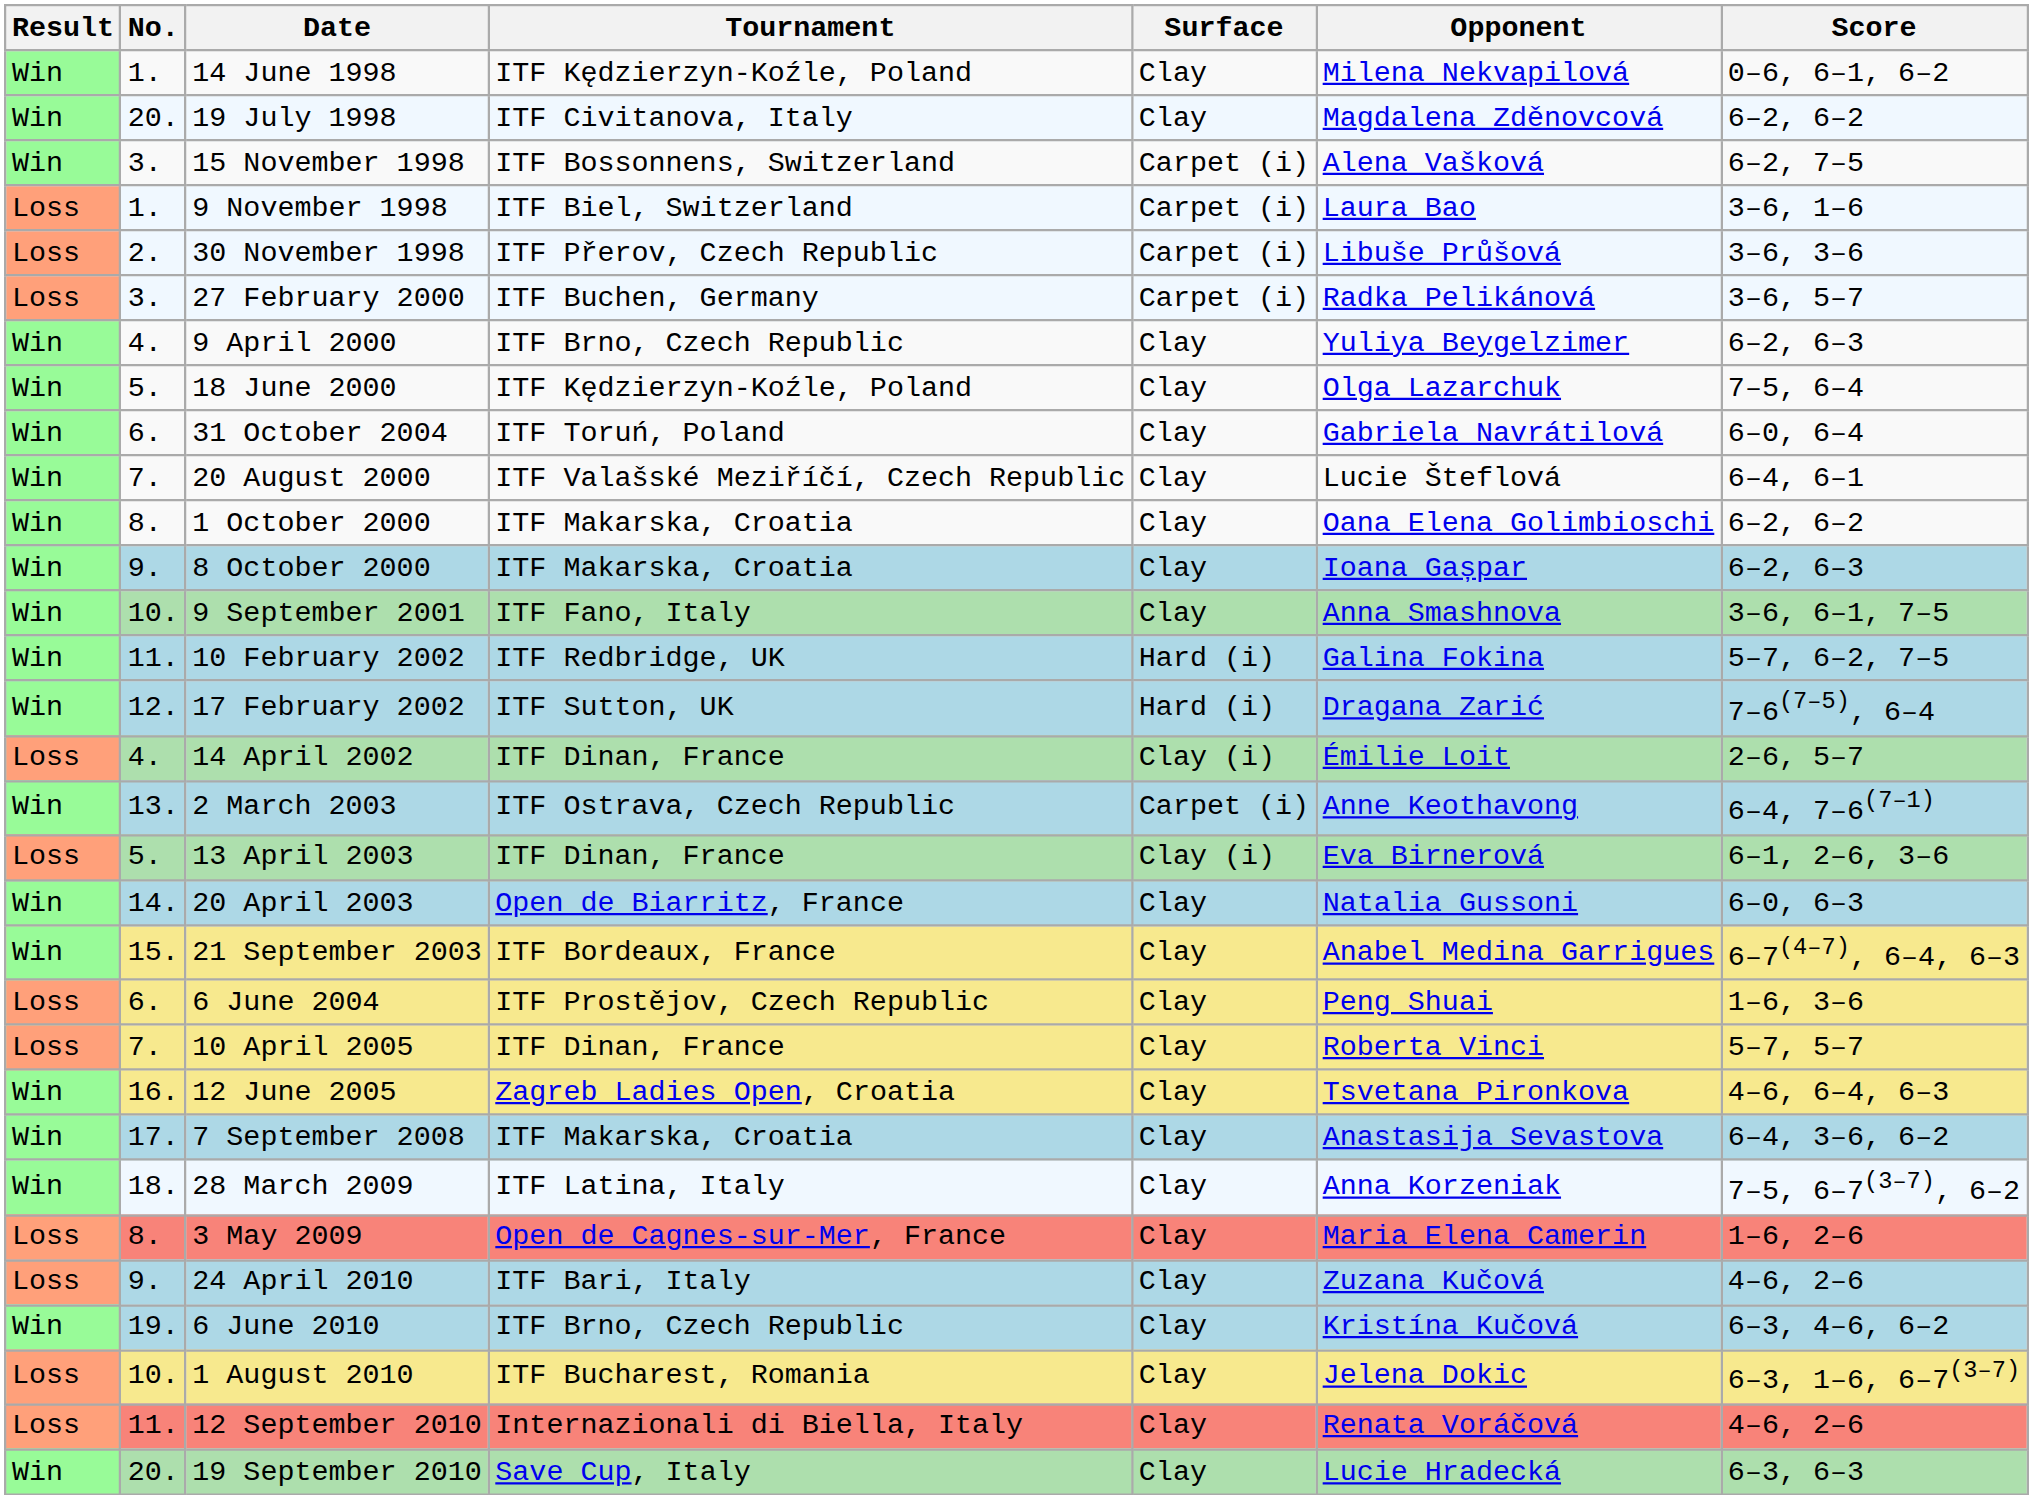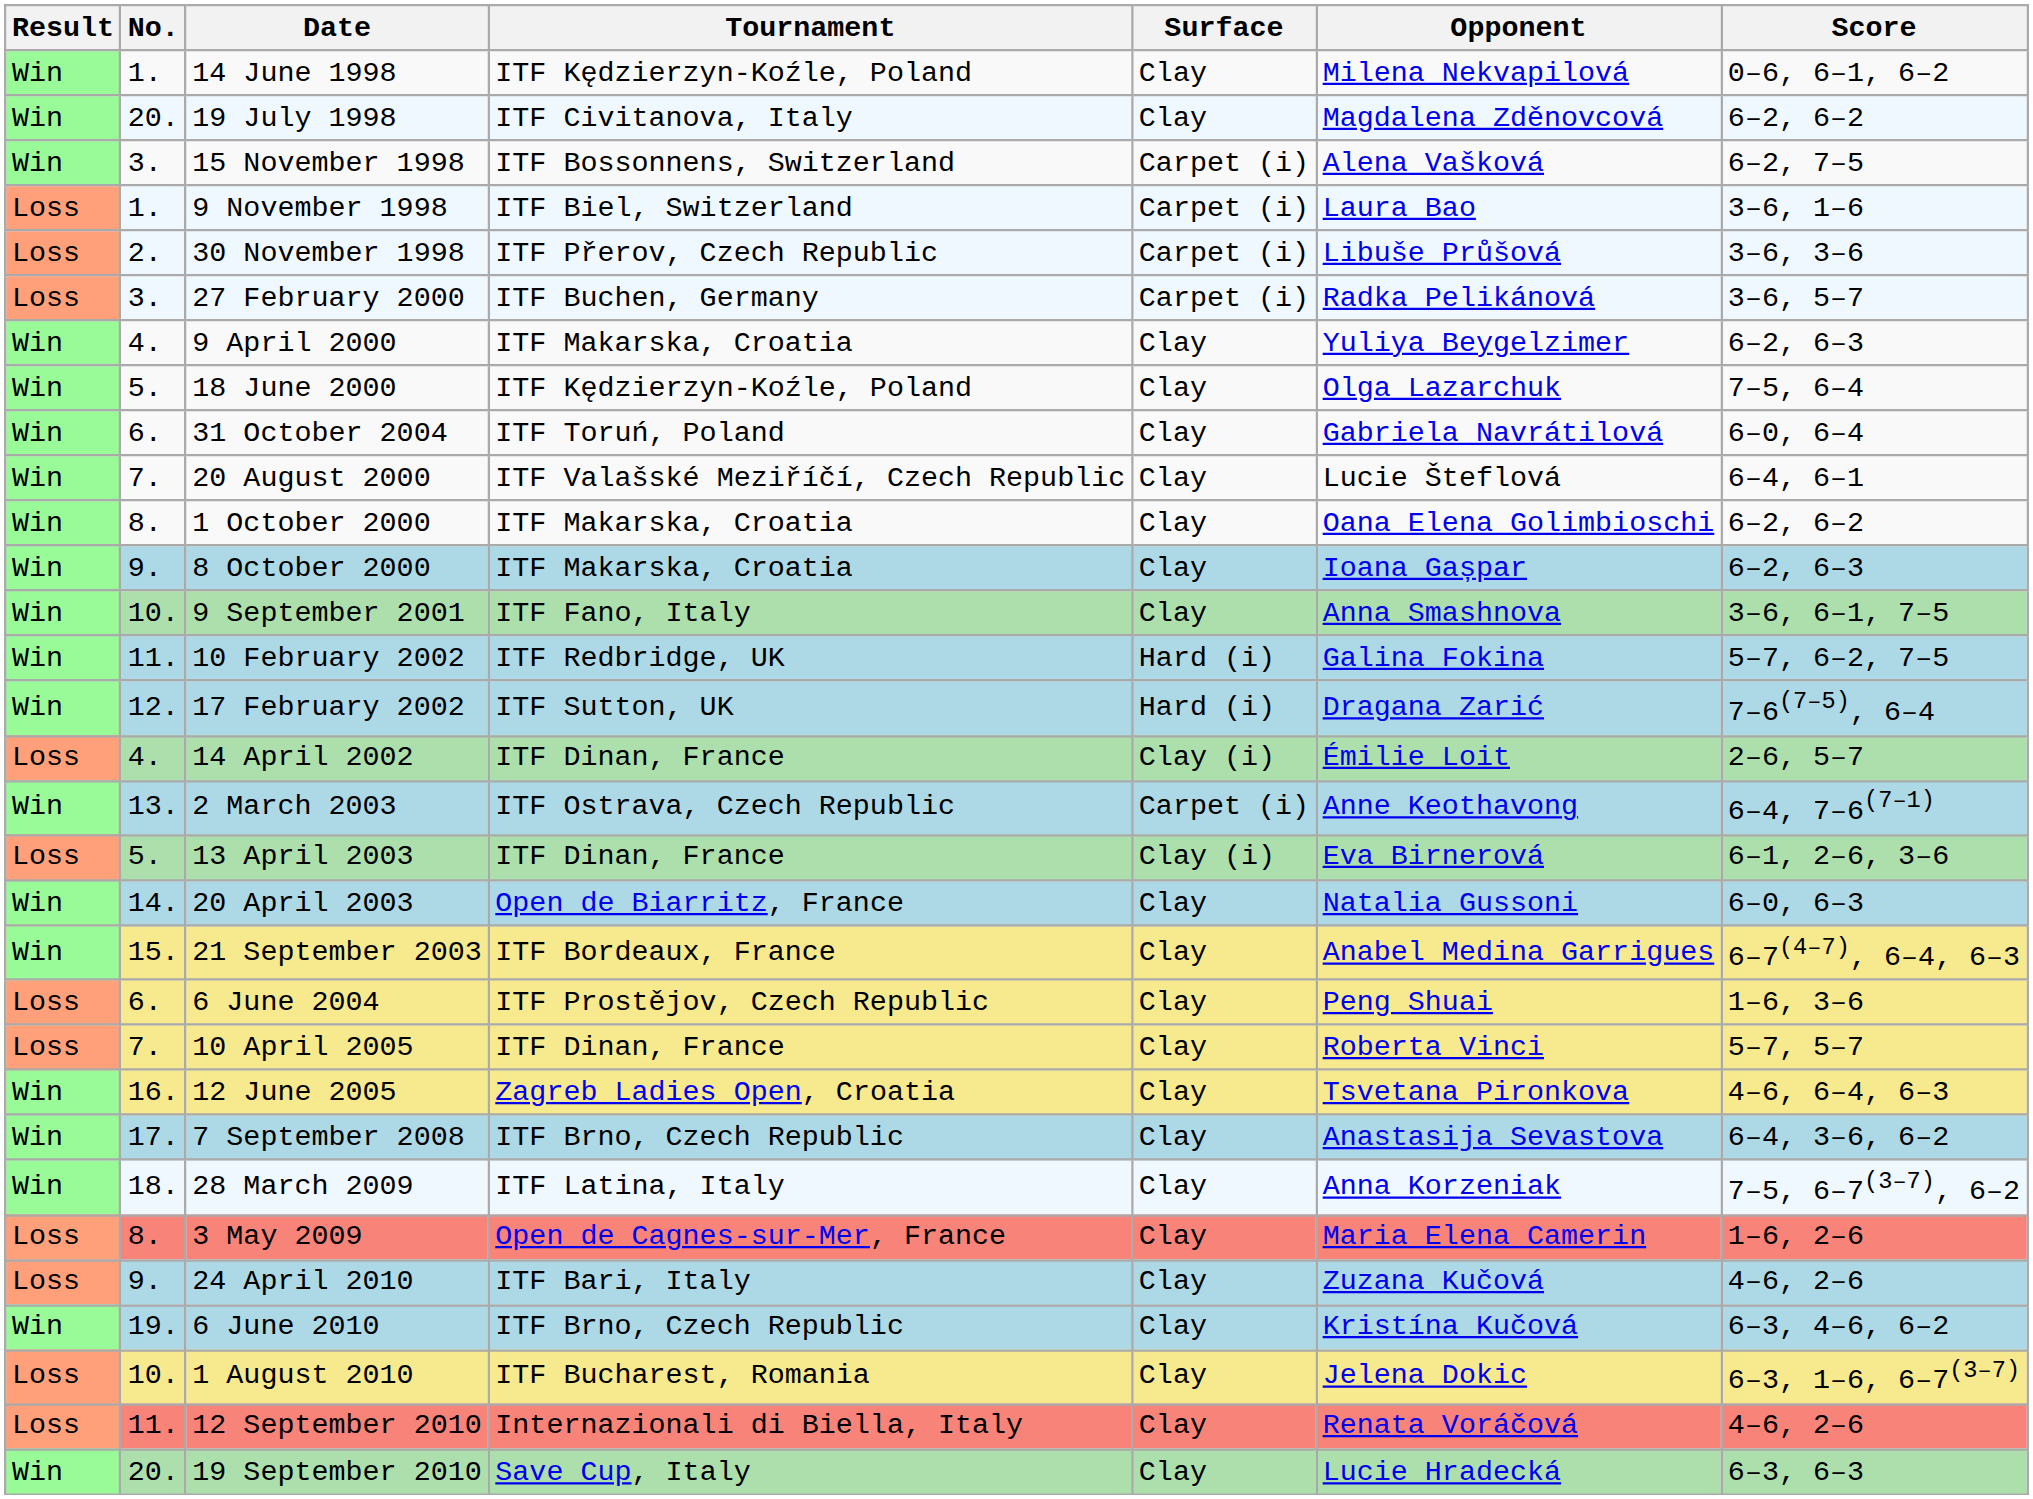(700, 343) ITF Brno, Czech Republic -> (674, 343) ITF Makarska, Croatia
(674, 1137) ITF Makarska, Croatia -> (700, 1137) ITF Brno, Czech Republic
